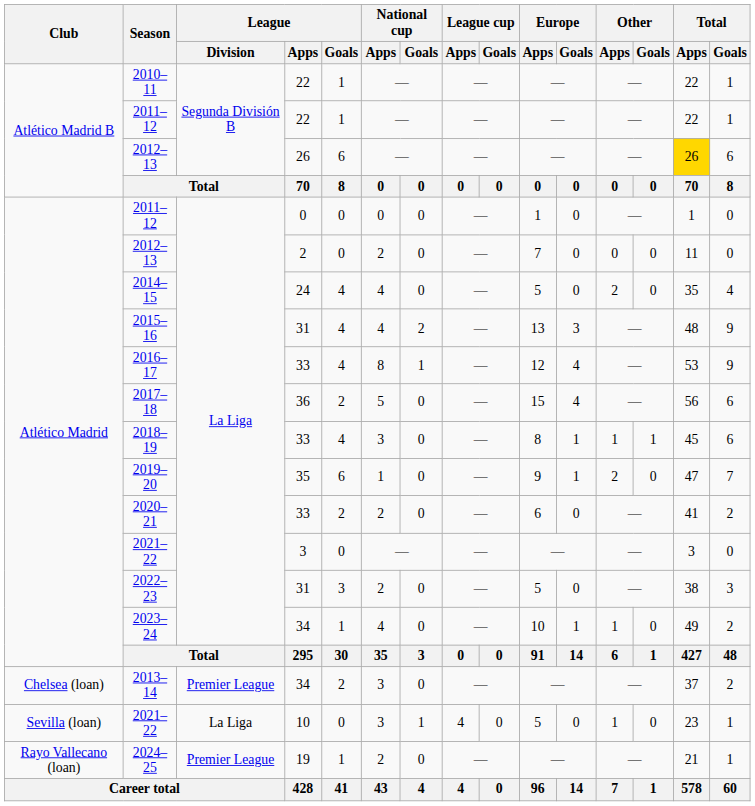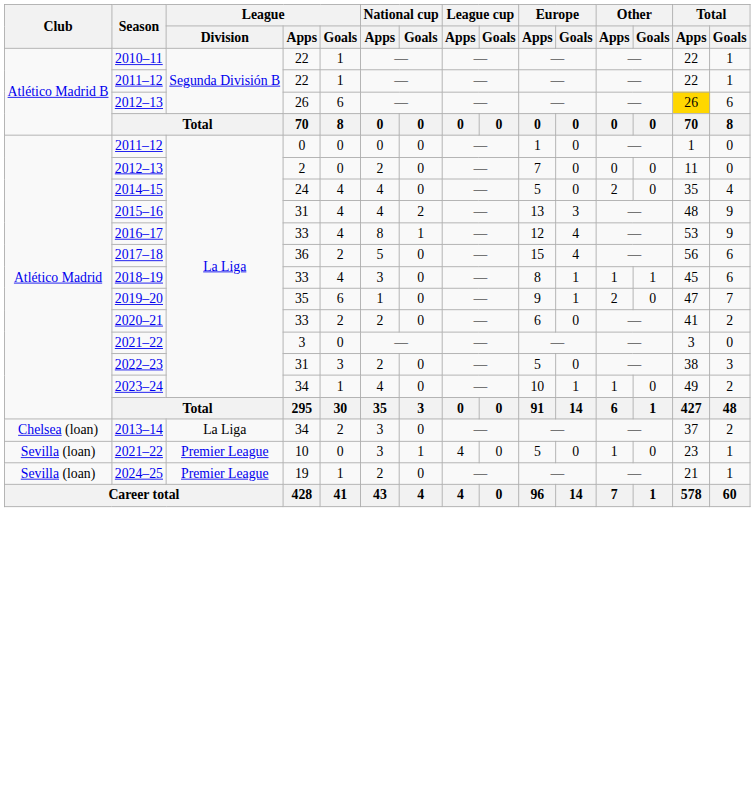(231, 685) Premier League -> (225, 430) La Liga
(231, 722) La Liga -> (225, 451) Premier League
(64, 760) Rayo Vallecano (loan) -> (58, 473) Sevilla (loan)
